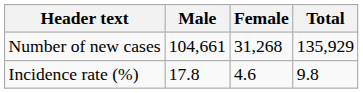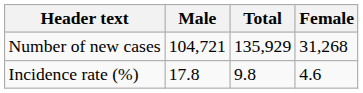columns swapped: (261, 18) <-> (325, 18)
(197, 46) 104,661 -> (197, 46) 104,721
